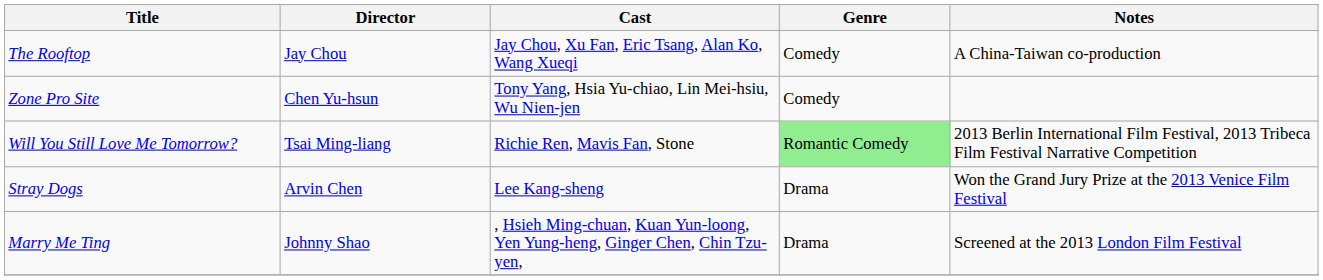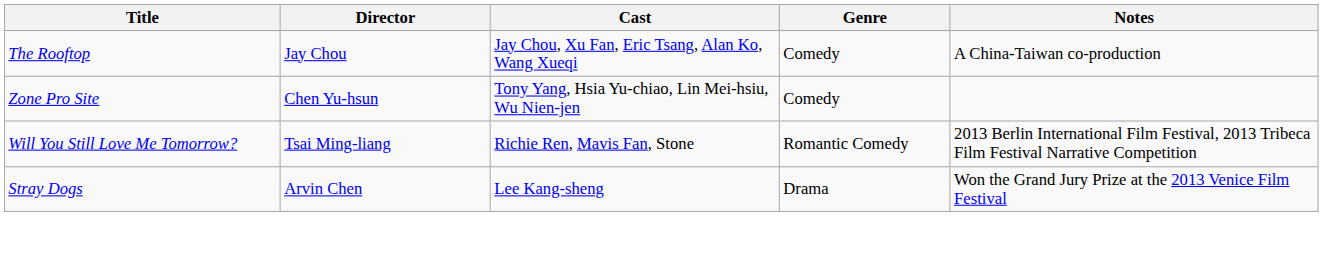(846, 143) lightgreen background -> (846, 143) no background
- row: (59, 243)
